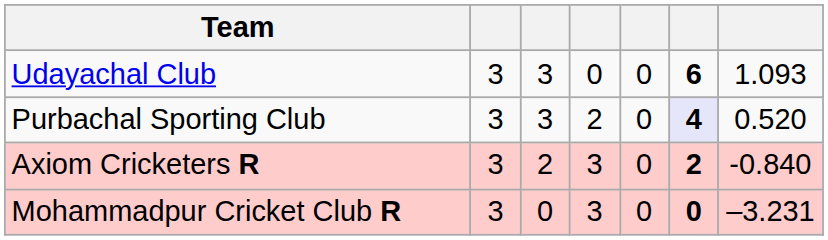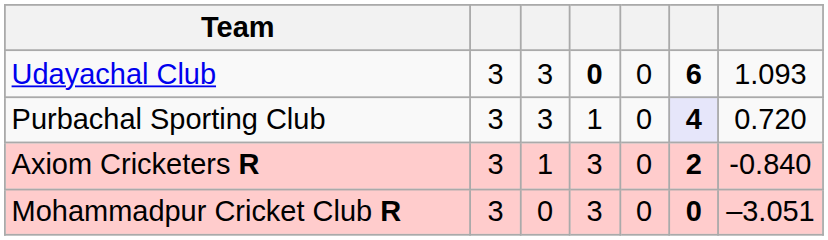(595, 73) normal -> (595, 73) bold
(595, 119) 2 -> (595, 119) 1
(770, 119) 0.520 -> (770, 119) 0.720
(545, 165) 2 -> (545, 165) 1
(770, 211) –3.231 -> (770, 211) –3.051
